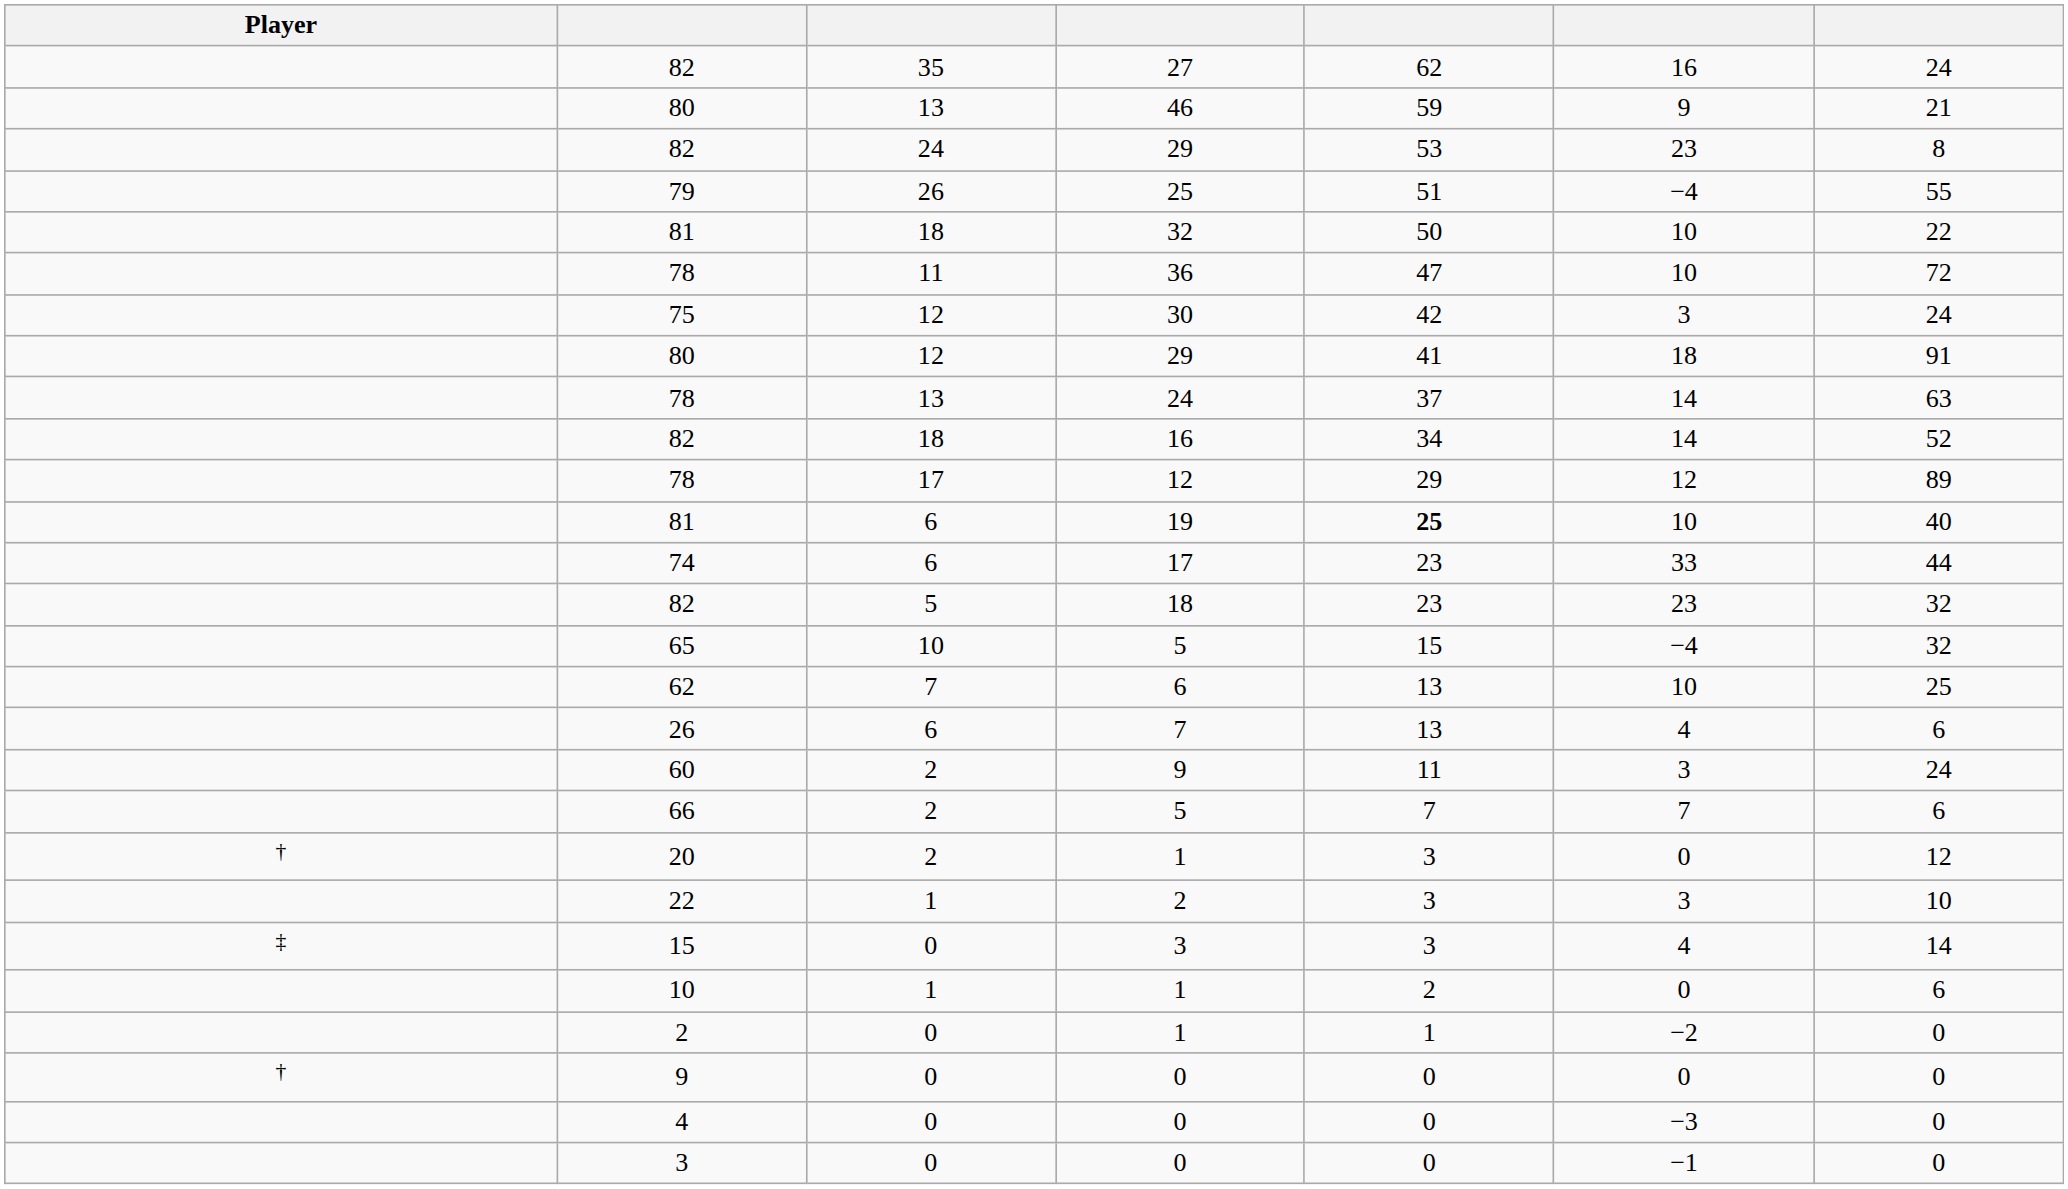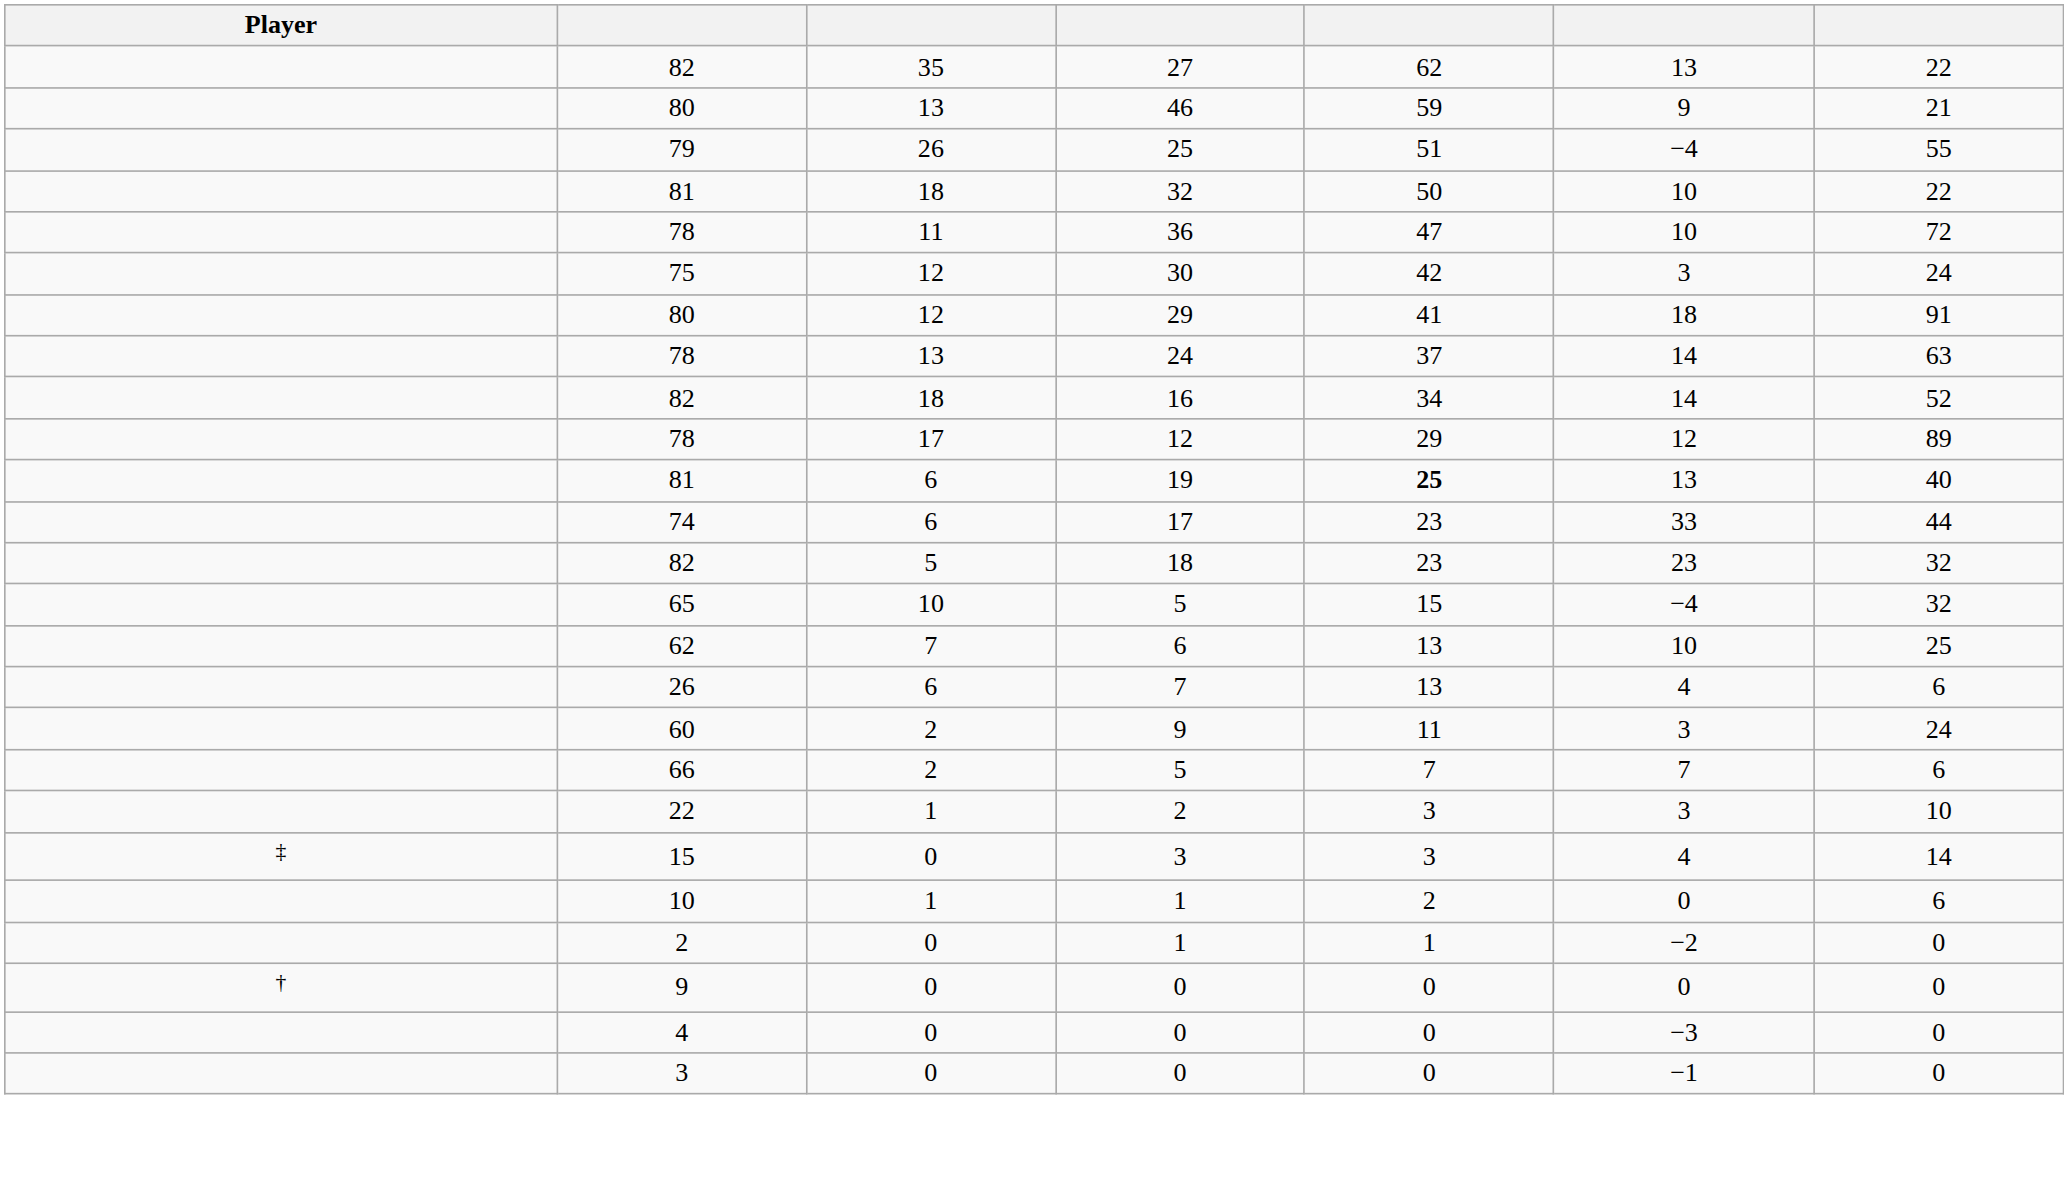(1684, 66) 16 -> (1684, 66) 13
(1939, 66) 24 -> (1939, 66) 22
- row: (682, 149)
(1684, 521) 10 -> (1684, 480) 13
- row: (682, 855)
